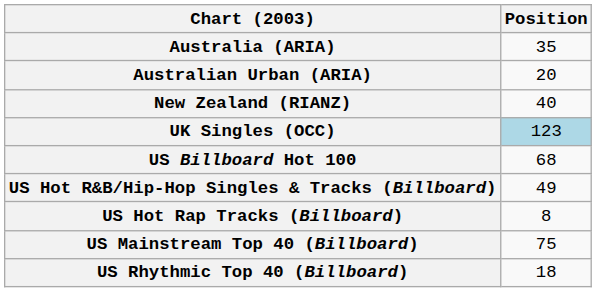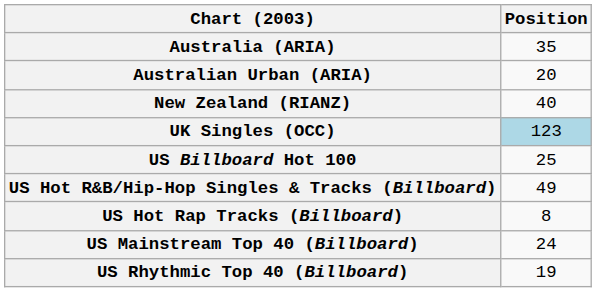(546, 160) 68 -> (546, 160) 25
(546, 244) 75 -> (546, 244) 24
(546, 272) 18 -> (546, 272) 19
